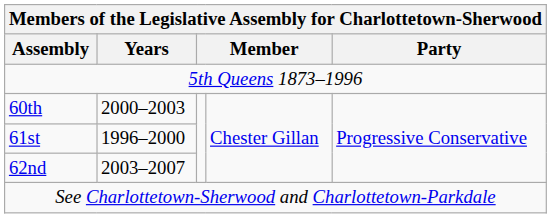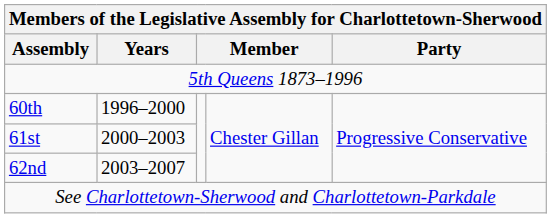(143, 108) 2000–2003 -> (143, 108) 1996–2000
(143, 138) 1996–2000 -> (143, 138) 2000–2003
